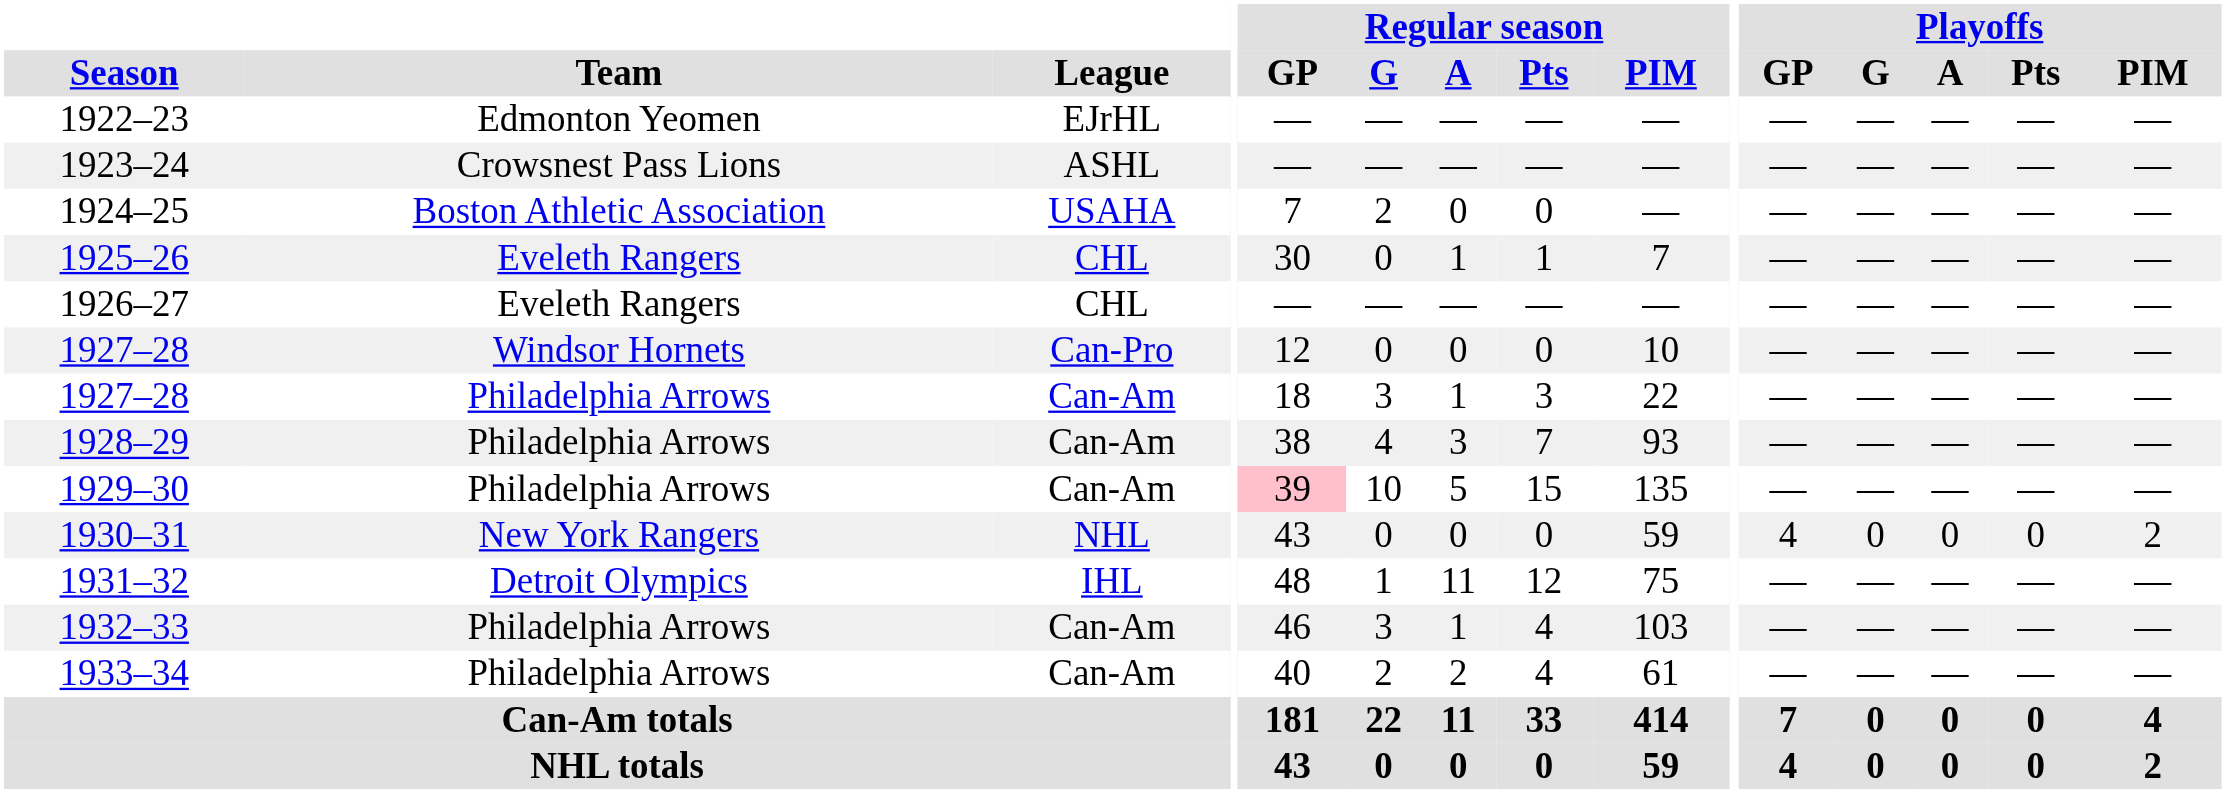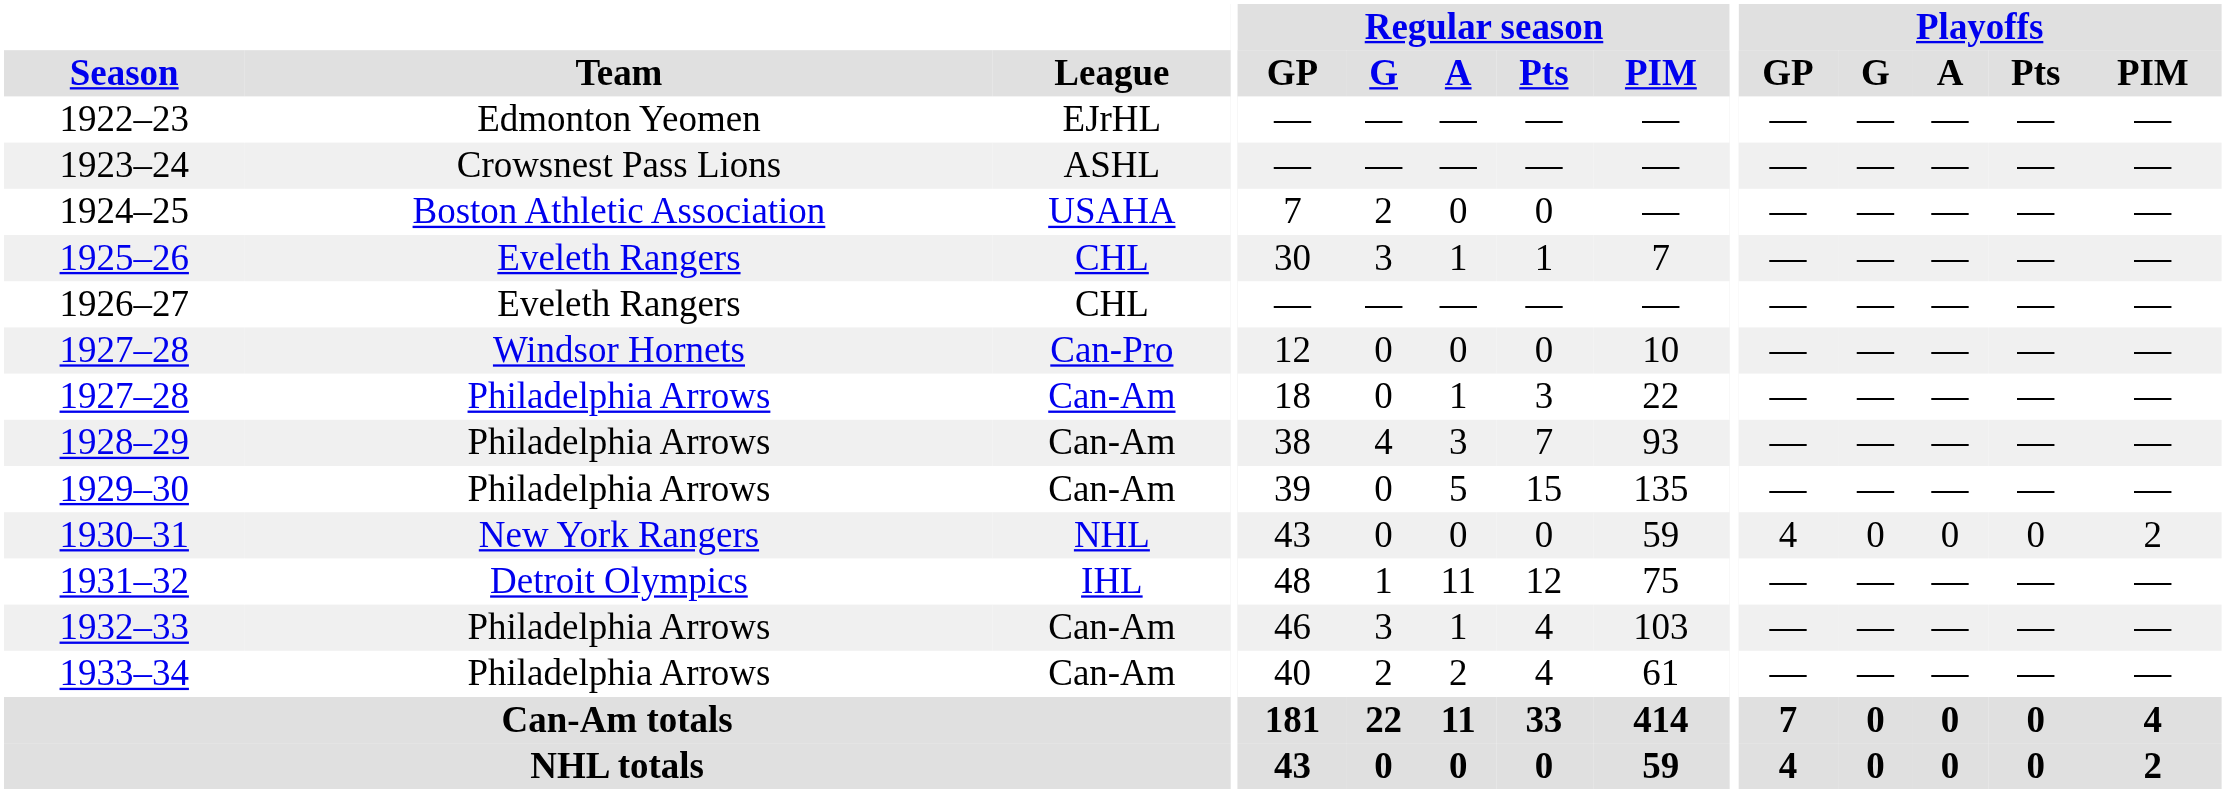(1384, 257) 0 -> (1384, 257) 3
(1384, 396) 3 -> (1384, 396) 0
(1292, 488) pink background -> (1292, 488) no background
(1384, 488) 10 -> (1384, 488) 0
